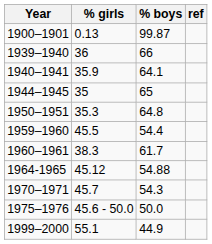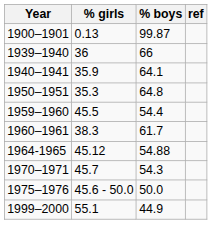- row: (38, 92)
